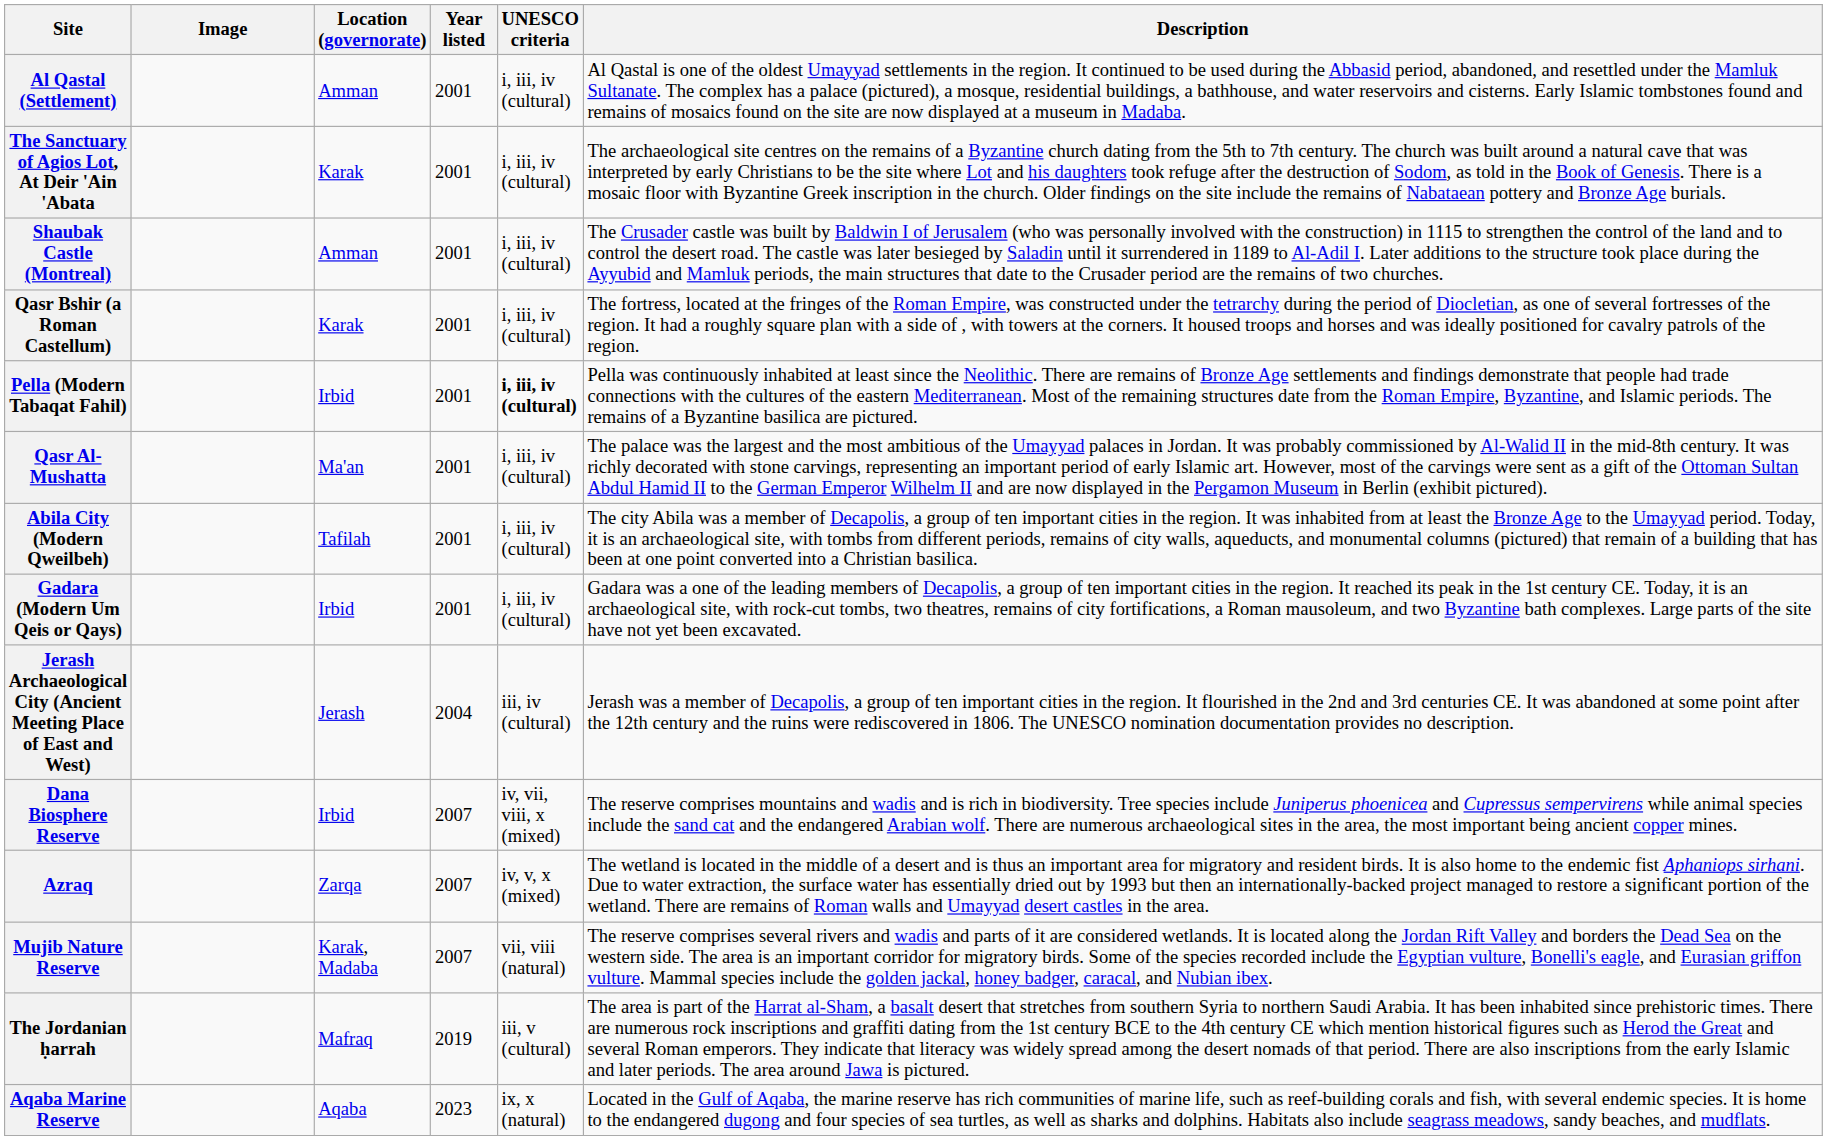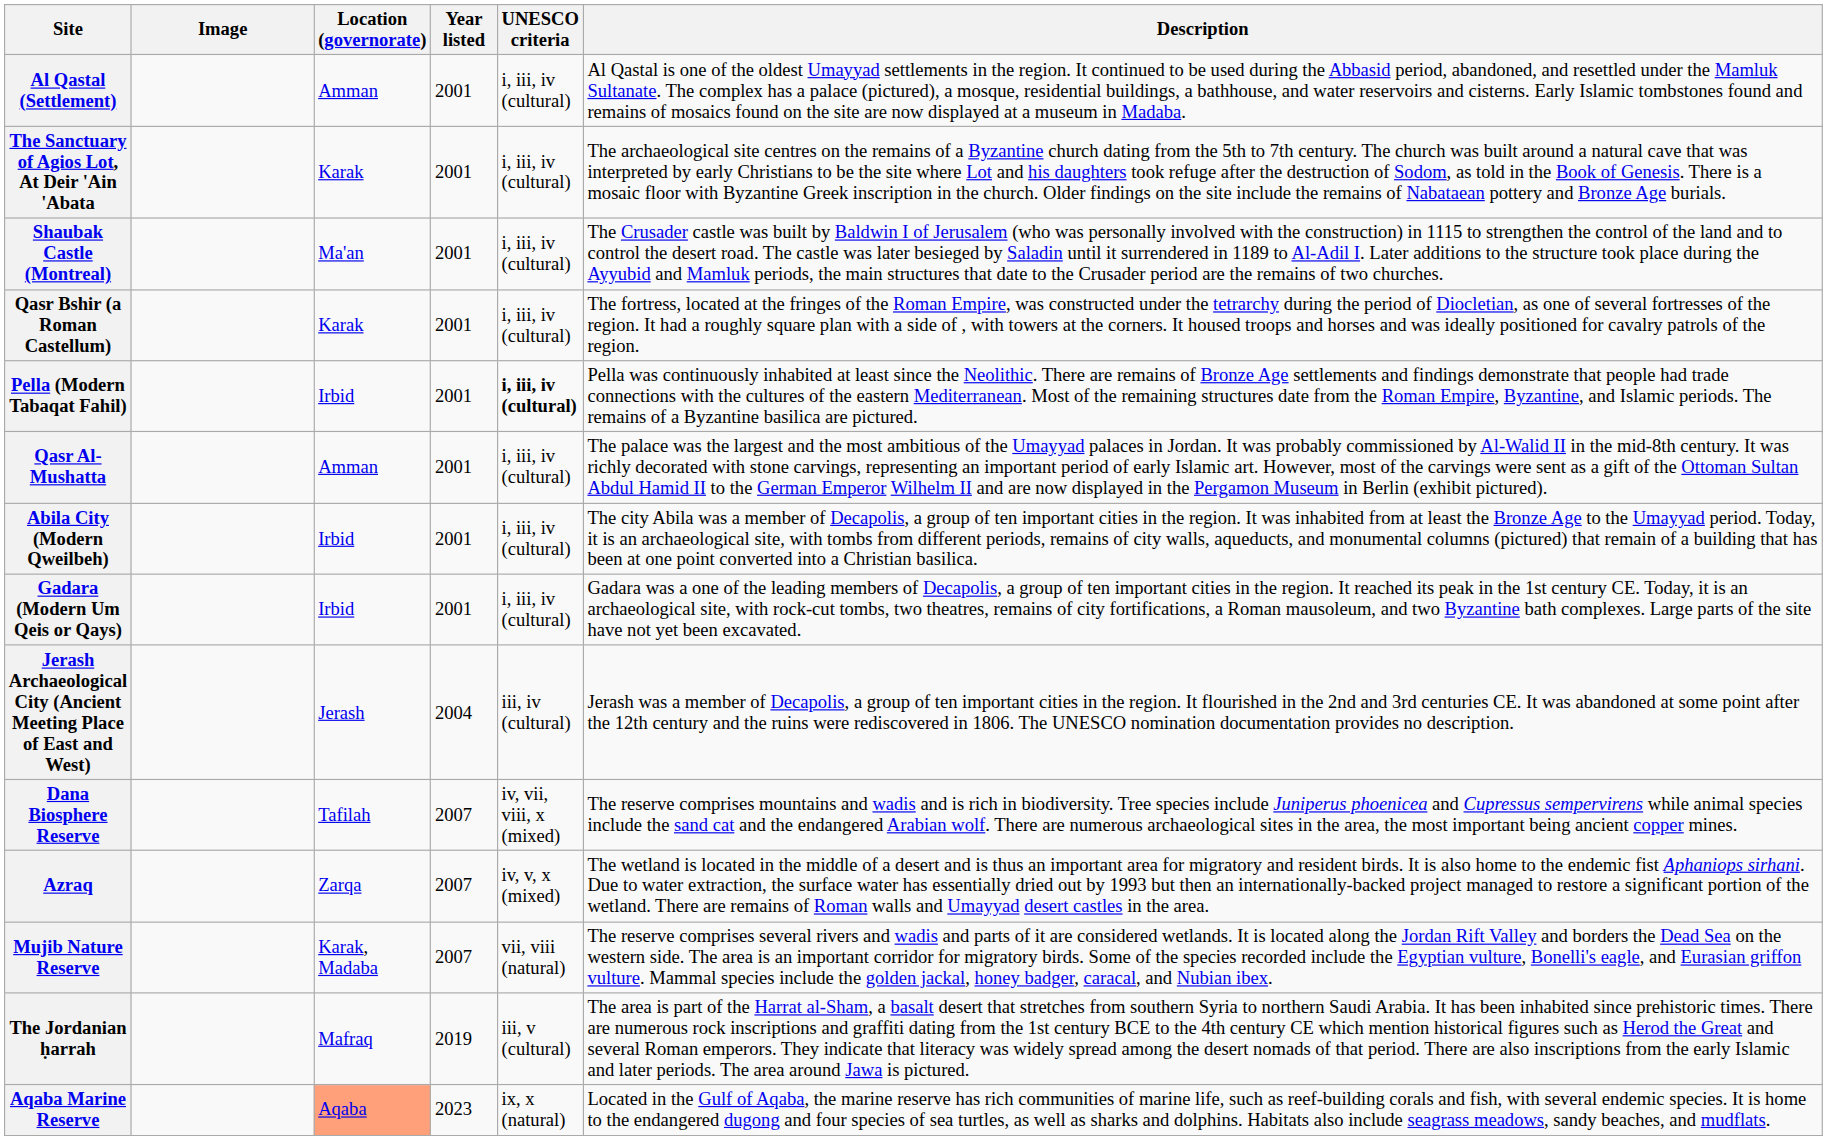(348, 253) Amman -> (341, 253) Ma'an
(341, 467) Ma'an -> (348, 467) Amman
(344, 538) Tafilah -> (336, 538) Irbid
(336, 814) Irbid -> (344, 814) Tafilah
(342, 1109) no background -> (342, 1109) lightsalmon background
